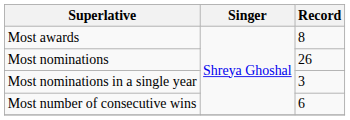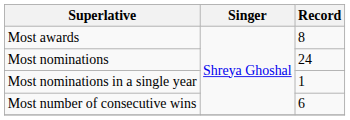(305, 59) 26 -> (305, 59) 24
(302, 81) 3 -> (302, 81) 1
